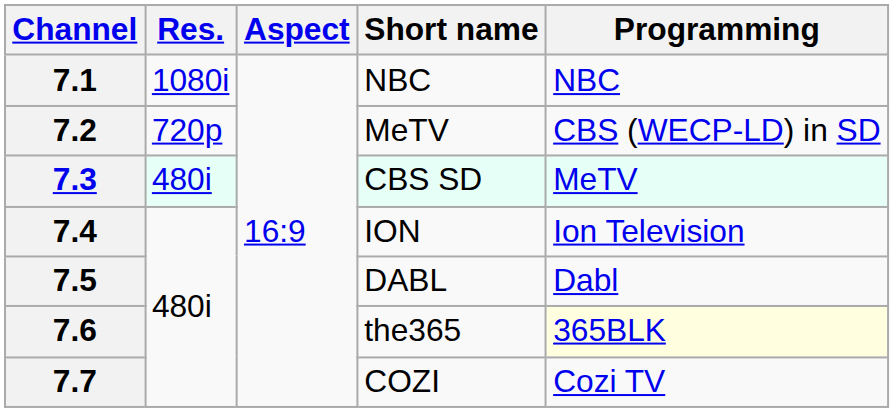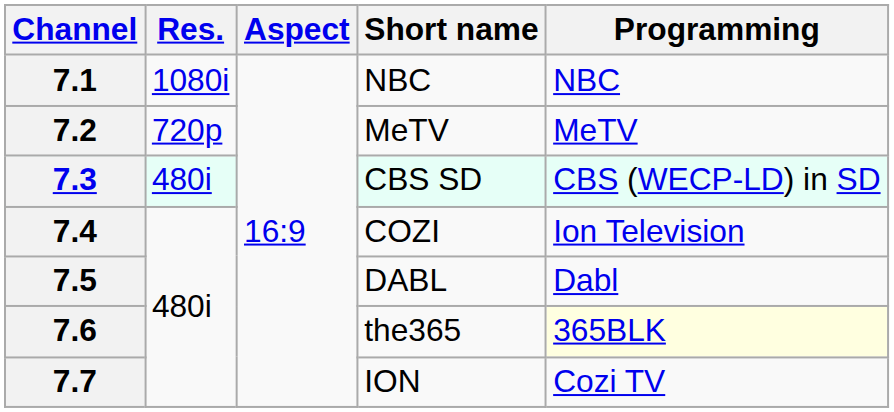(717, 130) CBS (WECP-LD) in SD -> (595, 130) MeTV
(595, 180) MeTV -> (717, 180) CBS (WECP-LD) in SD
(392, 230) ION -> (402, 230) COZI
(402, 381) COZI -> (392, 381) ION
